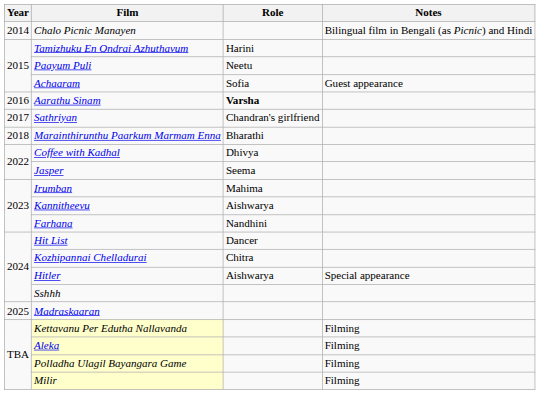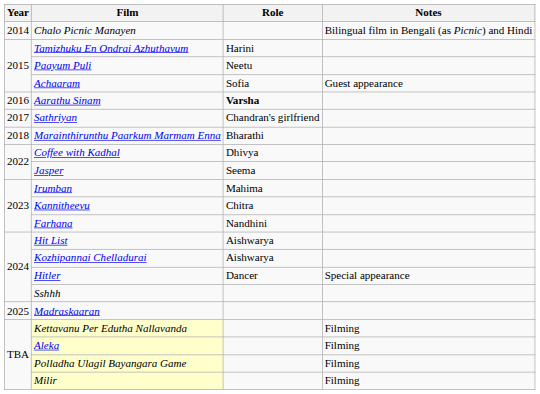(250, 205) Aishwarya -> (240, 205) Chitra
(242, 240) Dancer -> (250, 240) Aishwarya
(240, 258) Chitra -> (250, 258) Aishwarya
(250, 275) Aishwarya -> (242, 275) Dancer
